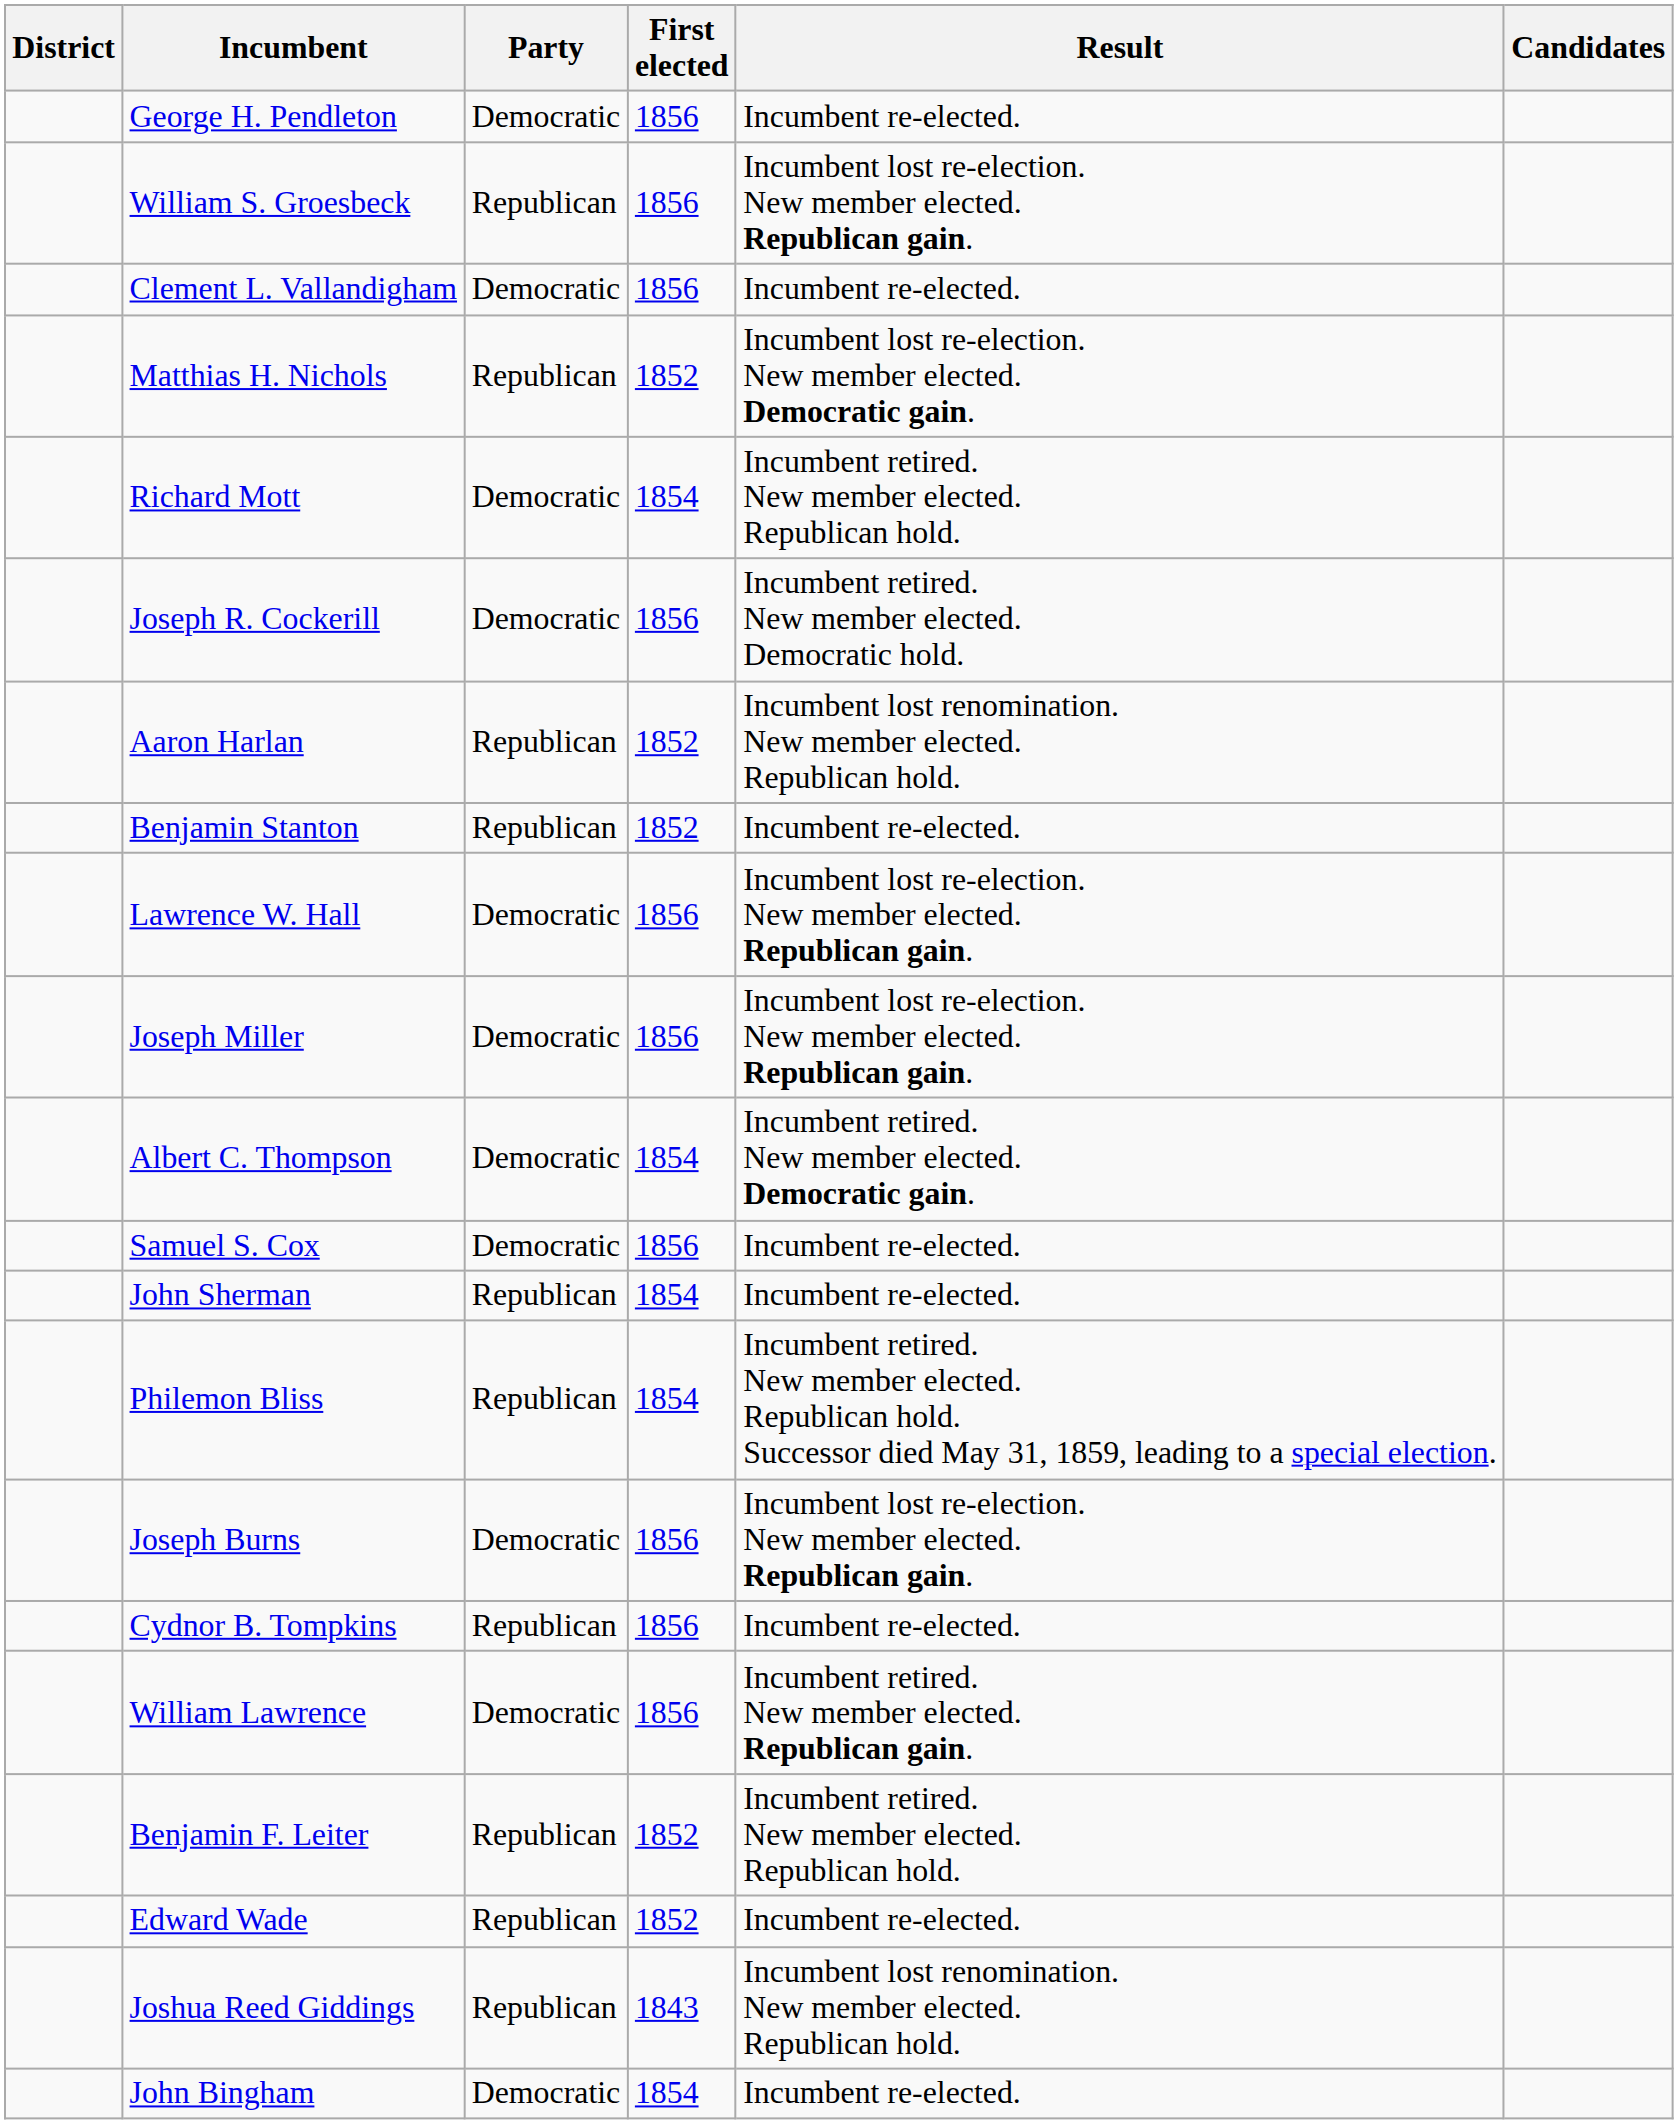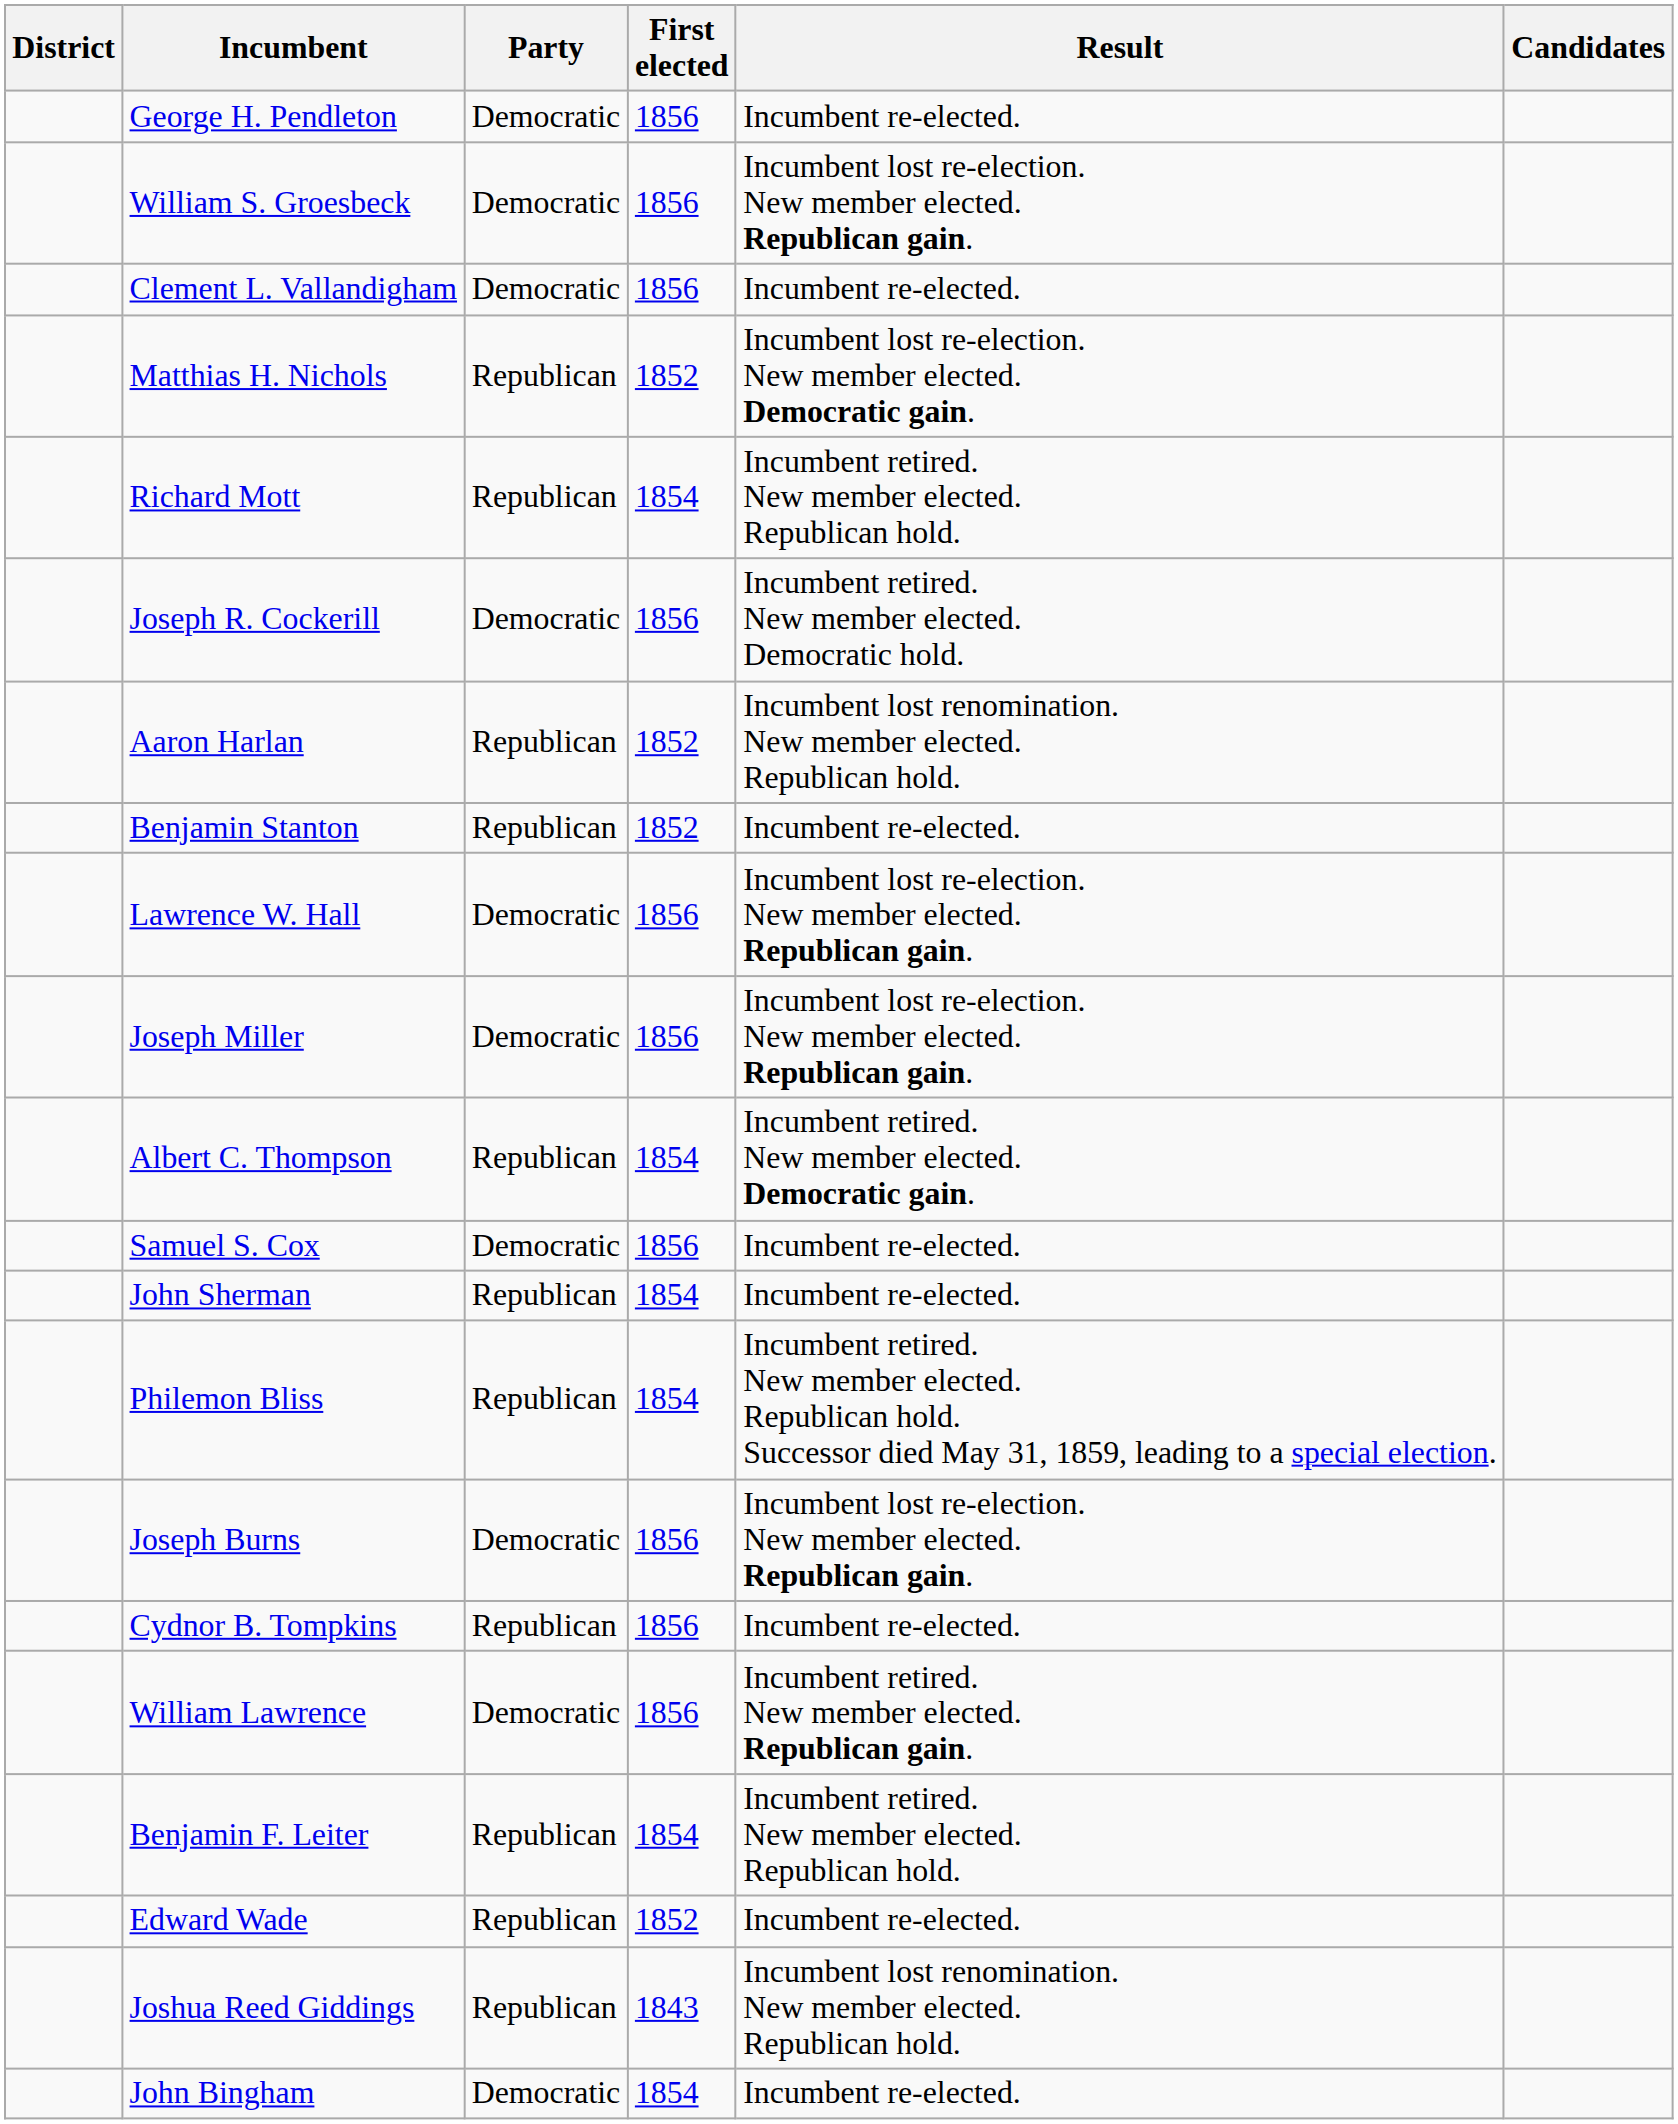(544, 202) Republican -> (546, 202) Democratic
(546, 497) Democratic -> (544, 497) Republican
(546, 1158) Democratic -> (544, 1158) Republican
(667, 1834) 1852 -> (667, 1834) 1854
